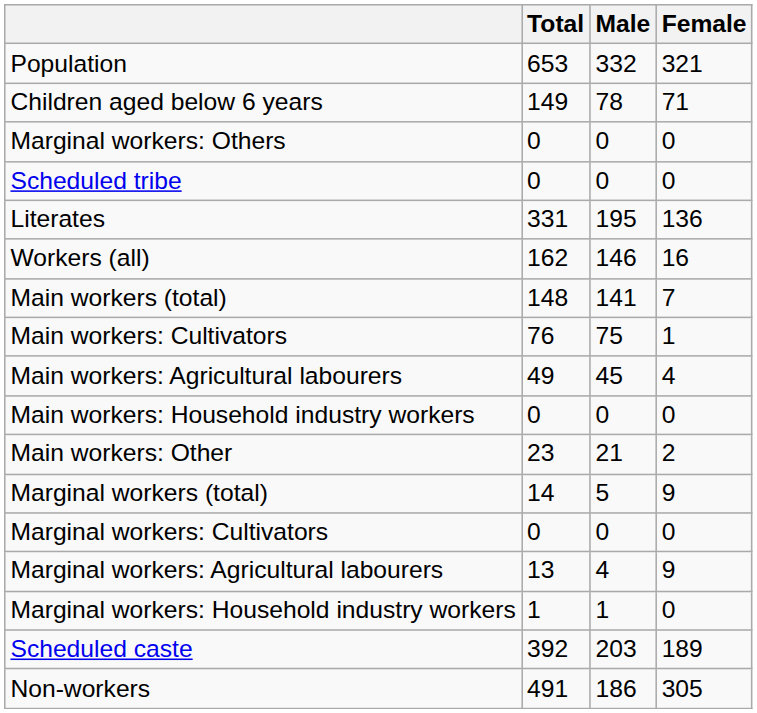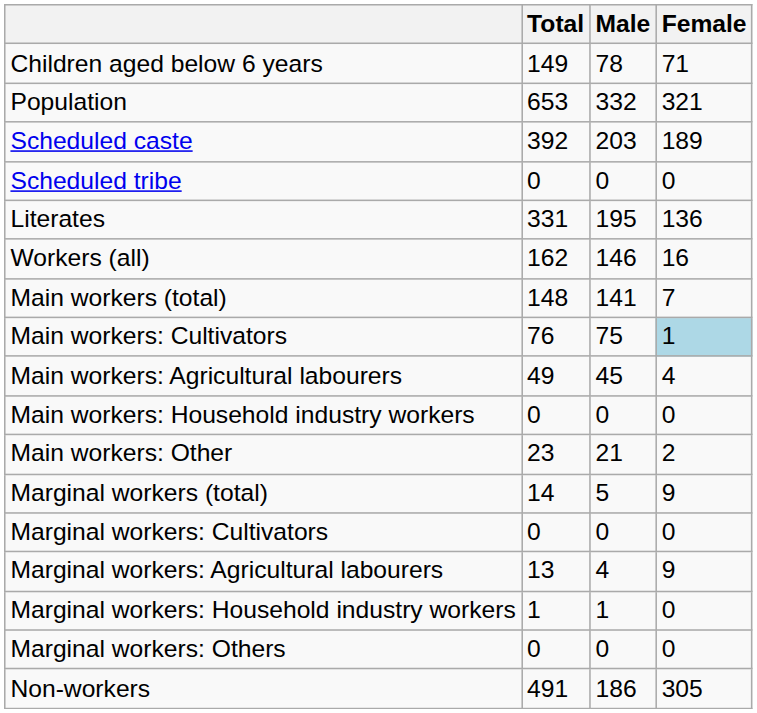rows swapped: (69, 63) <-> (167, 102)
rows swapped: (102, 649) <-> (148, 141)
(669, 336) no background -> (669, 336) lightblue background
